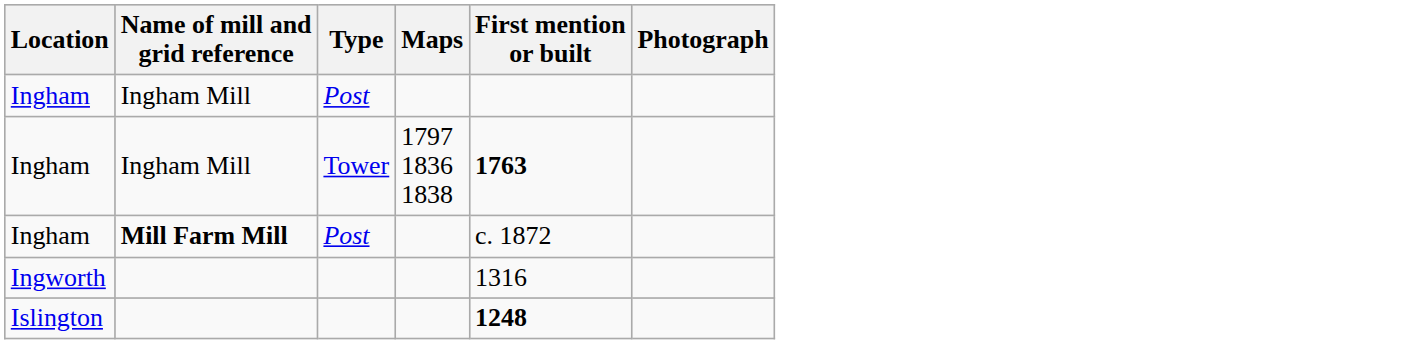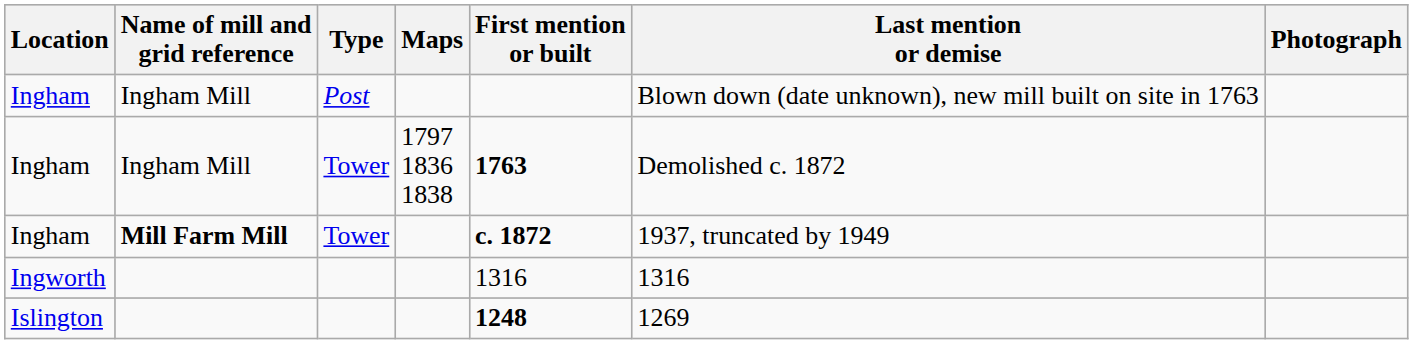+ column: (948, 39)
(346, 235) Post -> (356, 235) Tower
(513, 235) normal -> (513, 235) bold
